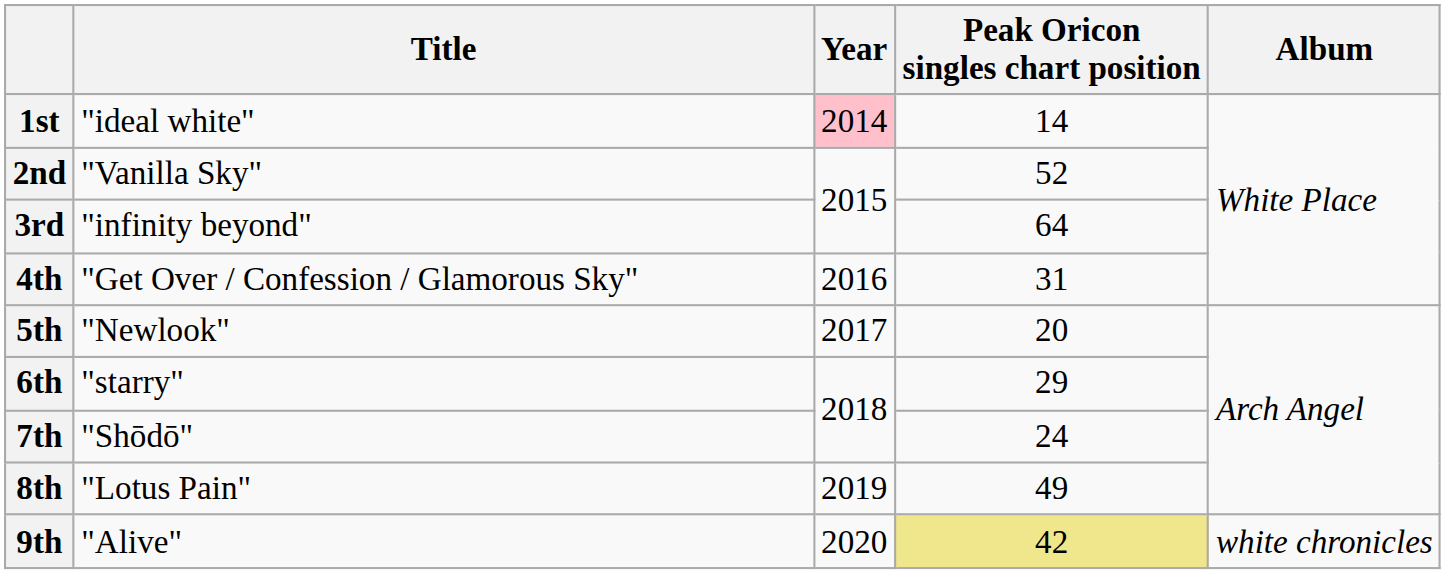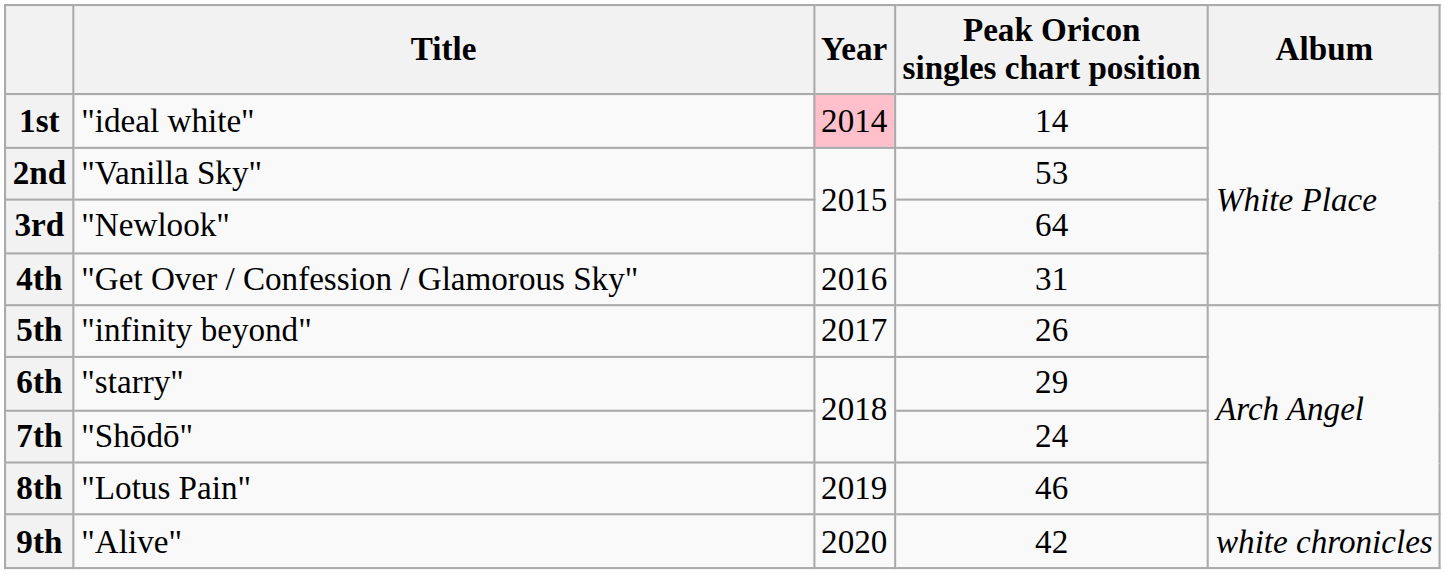(1052, 173) 52 -> (1052, 173) 53
(197, 225) "infinity beyond" -> (156, 225) "Newlook"
(156, 330) "Newlook" -> (197, 330) "infinity beyond"
(1052, 330) 20 -> (1052, 330) 26
(1052, 488) 49 -> (1052, 488) 46
(1052, 540) khaki background -> (1052, 540) no background
